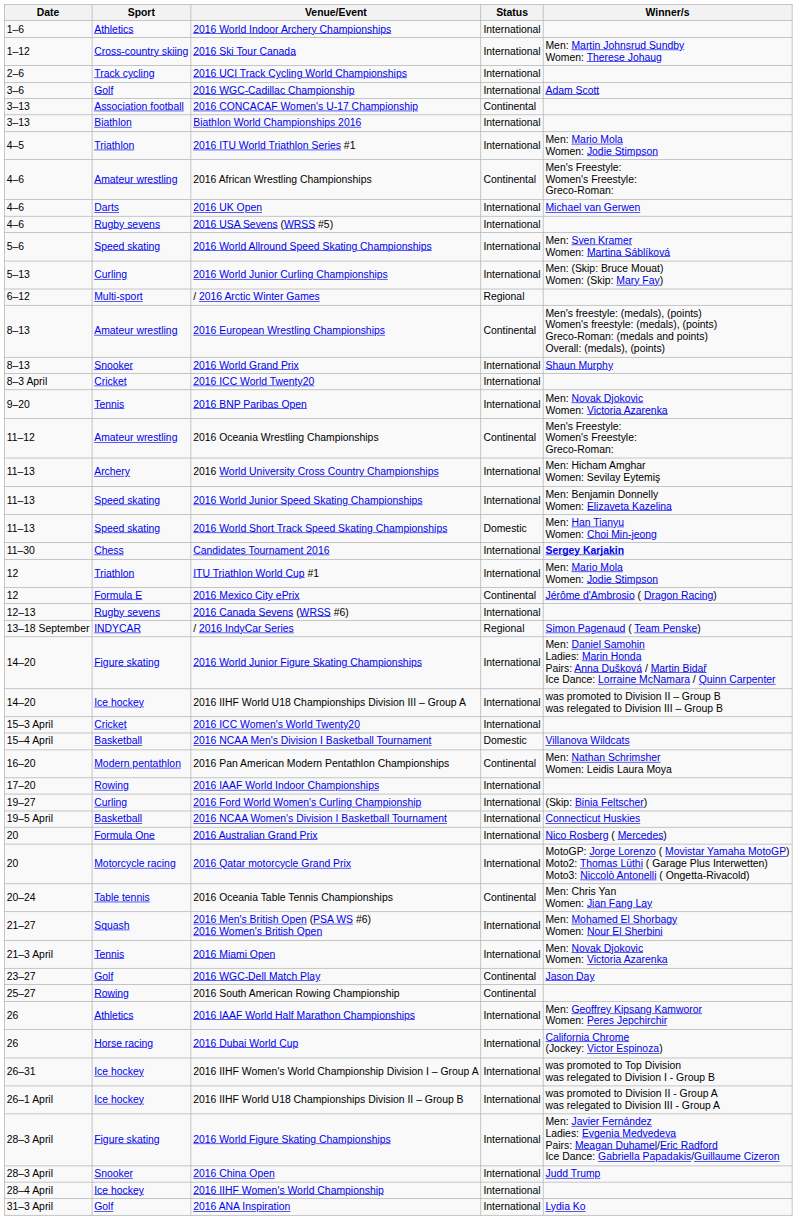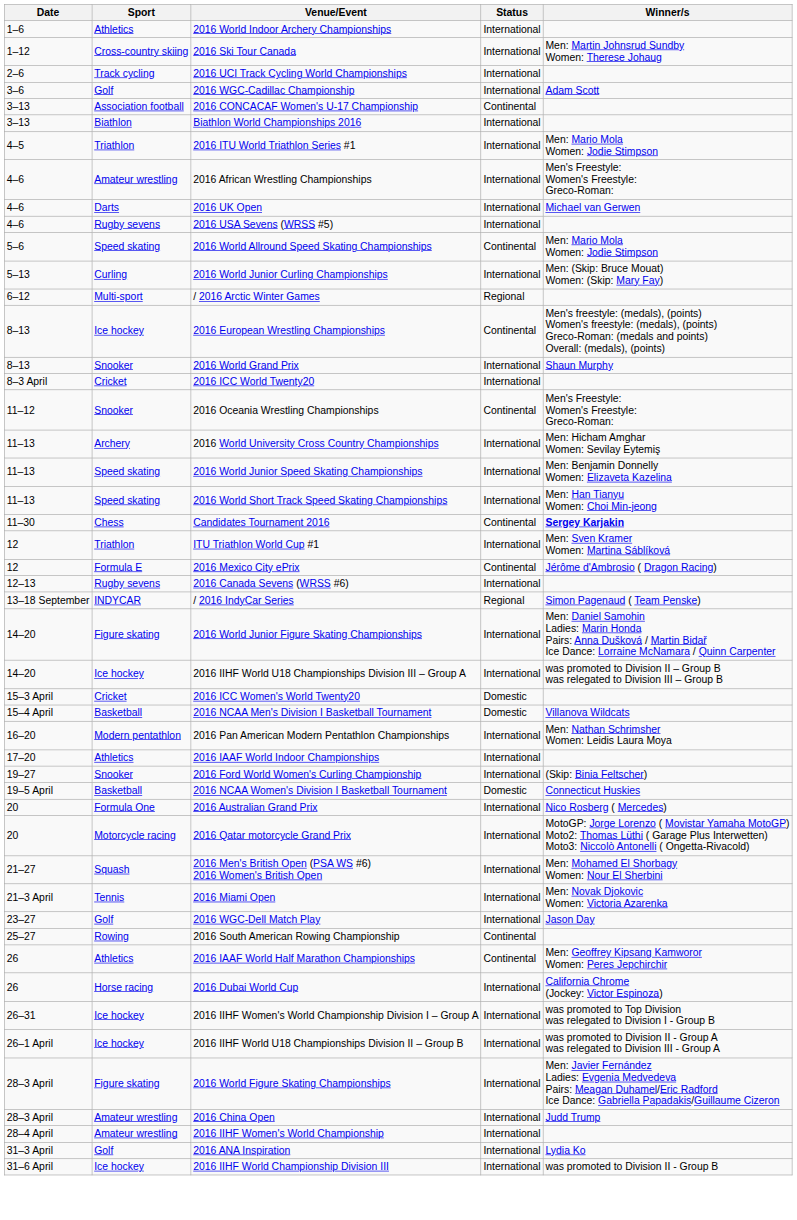(510, 179) Continental -> (512, 179) International
(512, 246) International -> (510, 246) Continental
(608, 246) Men: Sven Kramer Women: Martina Sáblíková -> (602, 246) Men: Mario Mola Women: Jodie Stimpson
(136, 331) Amateur wrestling -> (119, 331) Ice hockey
- row: (250, 404)
(136, 438) Amateur wrestling -> (114, 410) Snooker
(505, 528) Domestic -> (512, 500) International
(512, 551) International -> (510, 522) Continental
(602, 573) Men: Mario Mola Women: Jodie Stimpson -> (608, 545) Men: Sven Kramer Women: Martina Sáblíková
(512, 725) International -> (505, 696) Domestic
(510, 763) Continental -> (512, 735) International
(112, 786) Rowing -> (114, 758) Athletics
(111, 802) Curling -> (114, 774) Snooker
(512, 819) International -> (505, 791) Domestic
- row: (293, 897)
(510, 976) Continental -> (512, 920) International
(512, 1015) International -> (510, 959) Continental
(114, 1174) Snooker -> (136, 1117) Amateur wrestling
(119, 1190) Ice hockey -> (136, 1134) Amateur wrestling
+ row: (291, 1167)
